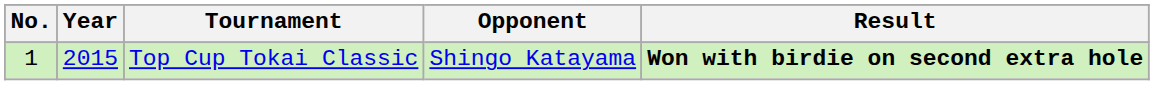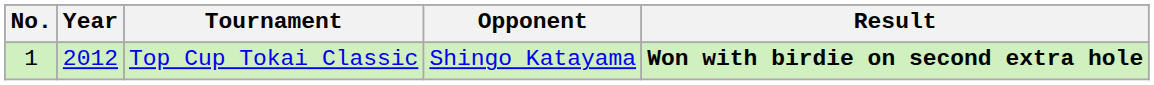(90, 61) 2015 -> (90, 61) 2012
